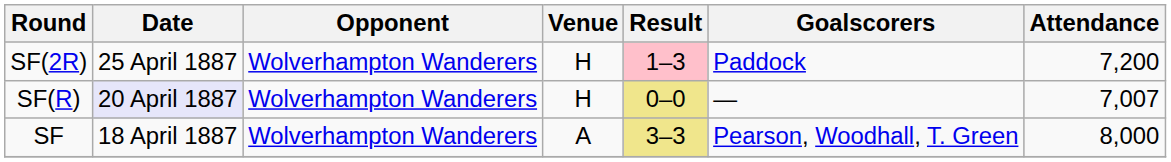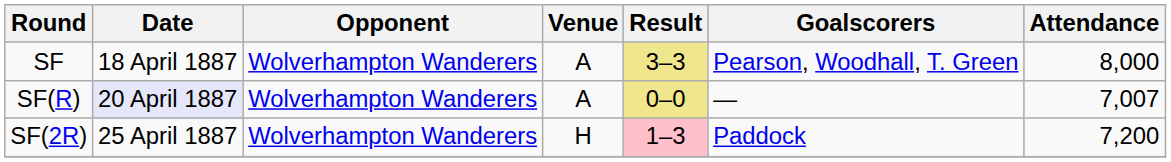rows swapped: (49, 136) <-> (49, 61)
(583, 99) H -> (583, 99) A
